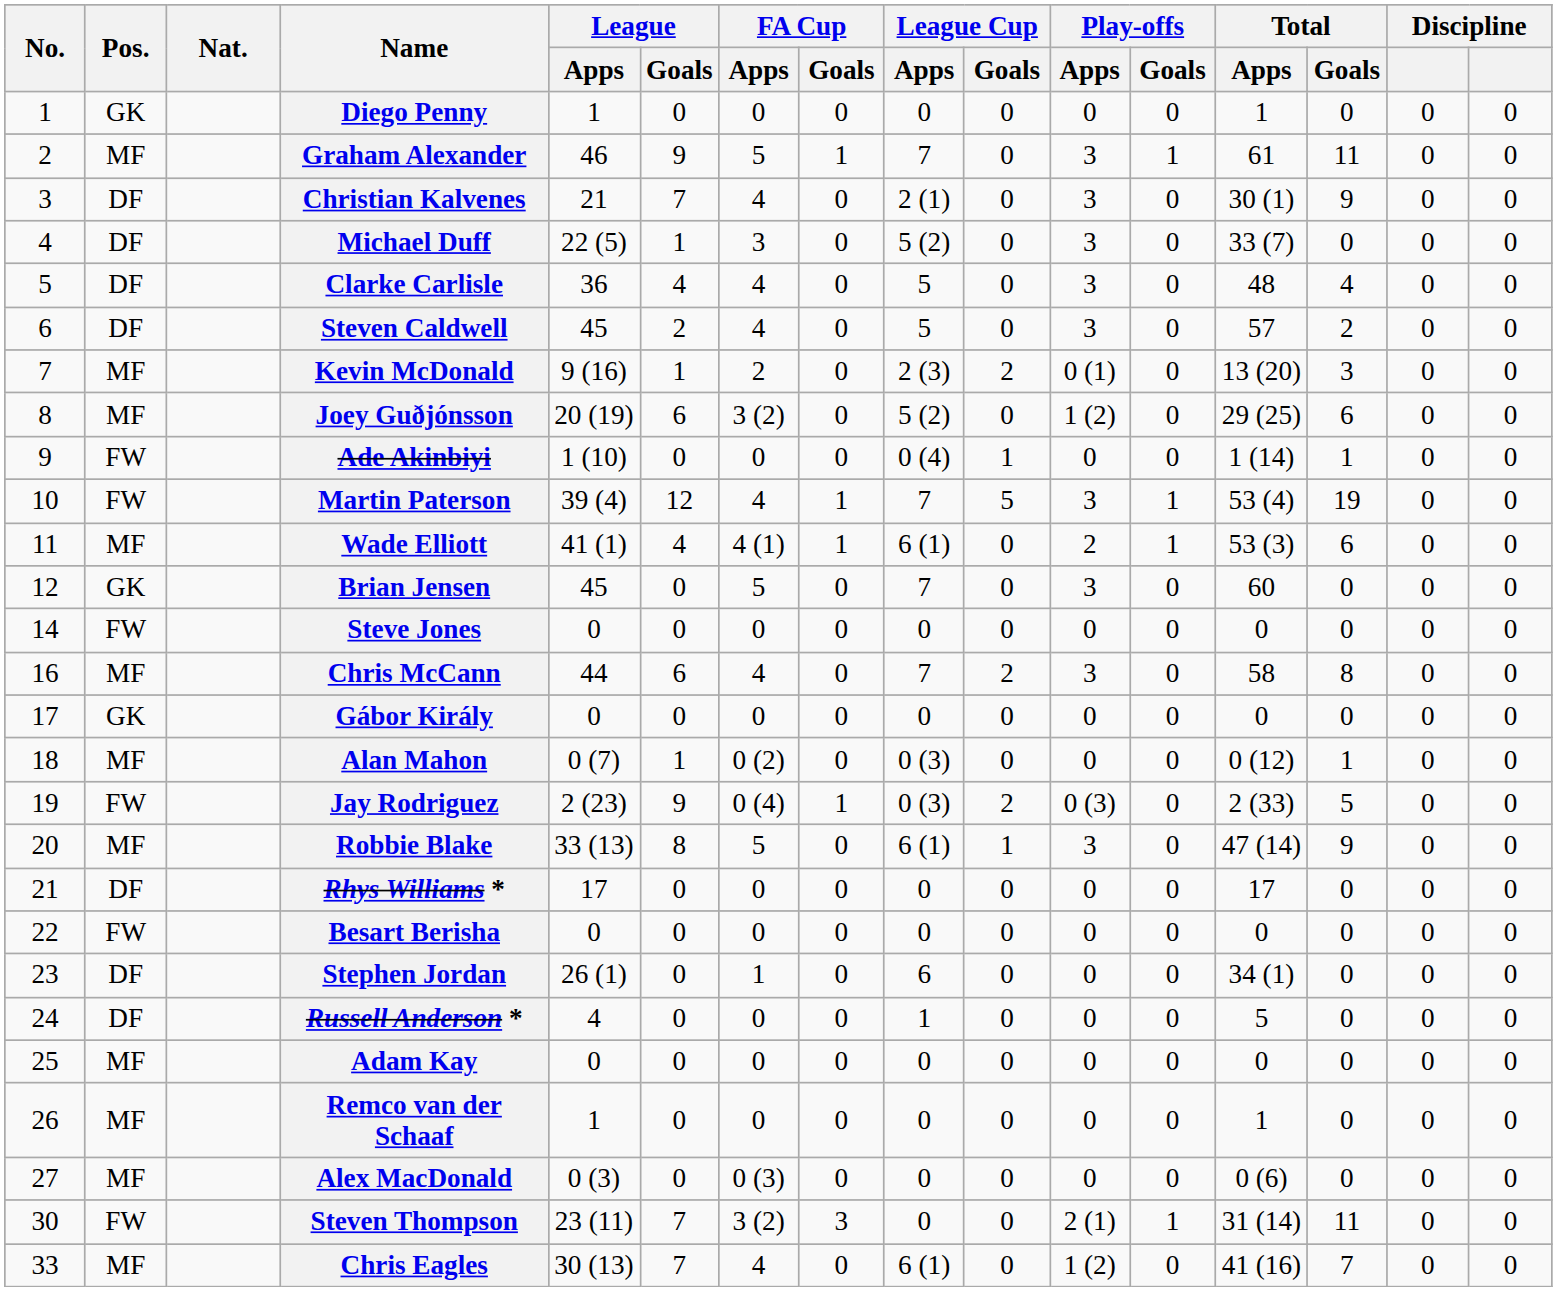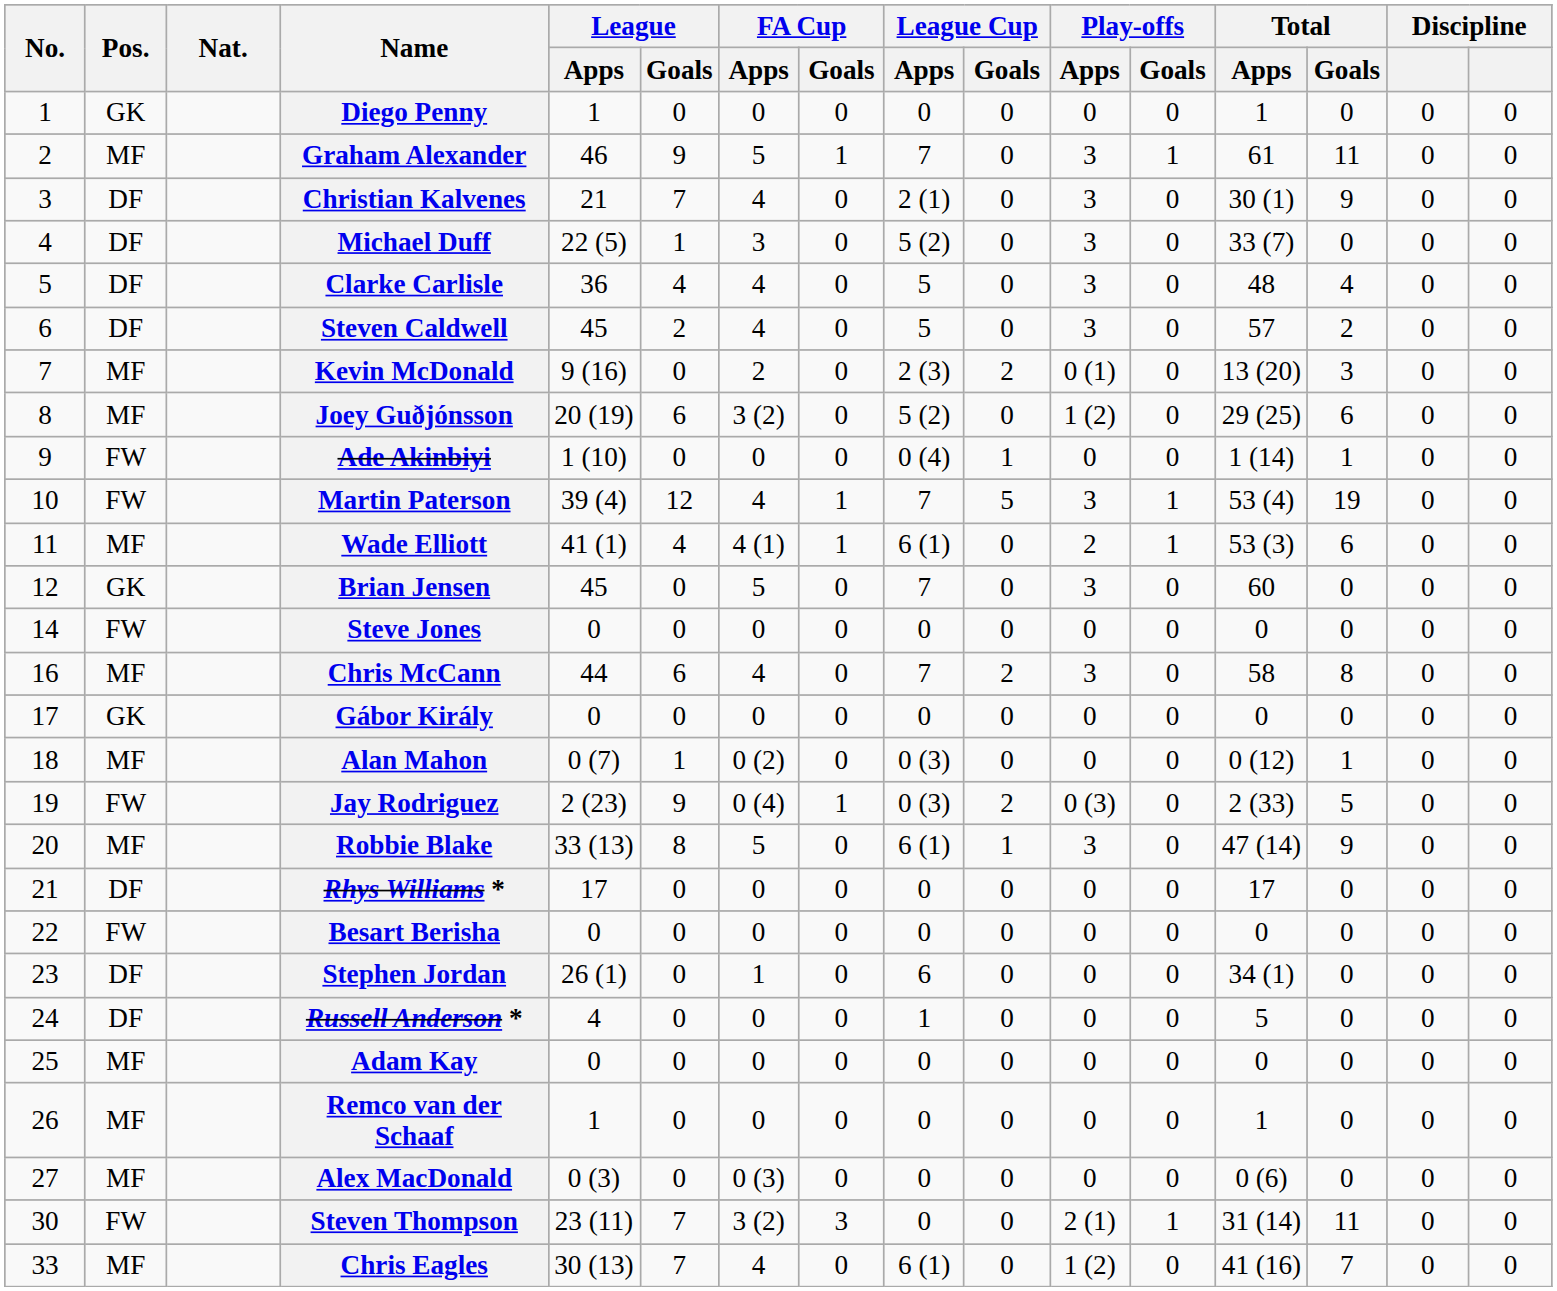(679, 371) 1 -> (679, 371) 0
